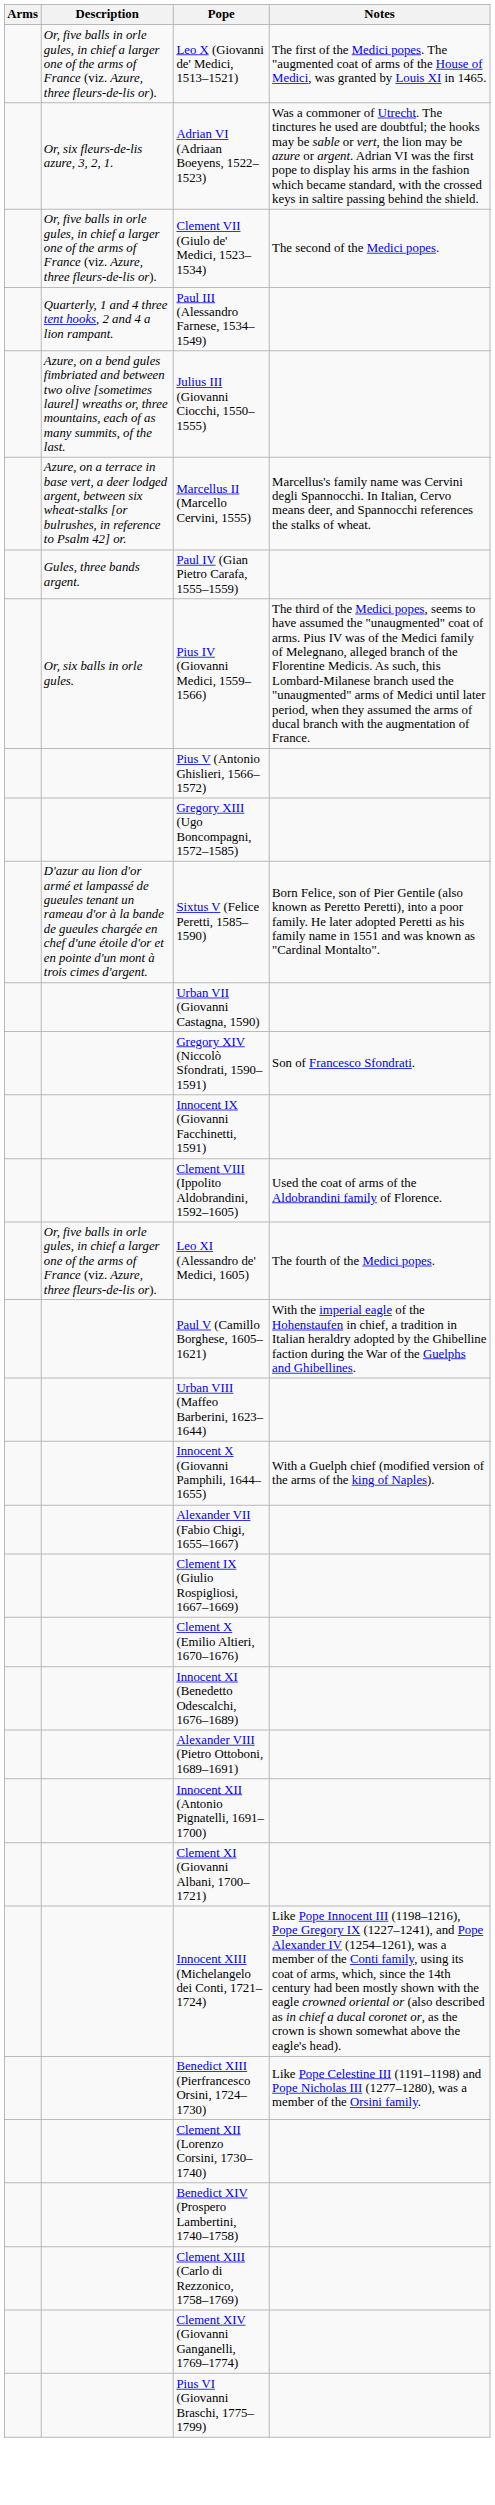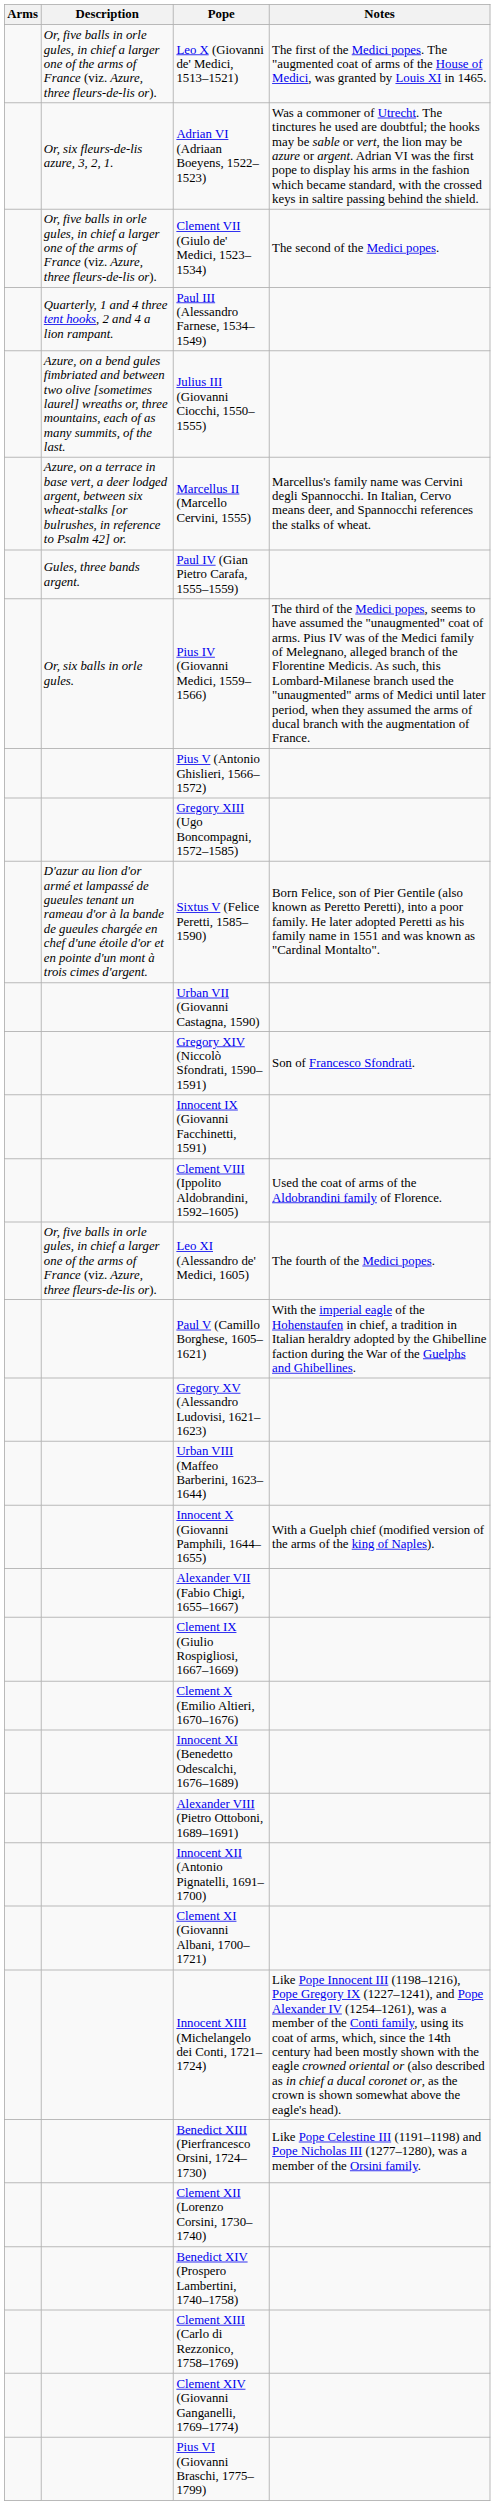+ row: (218, 1409)
